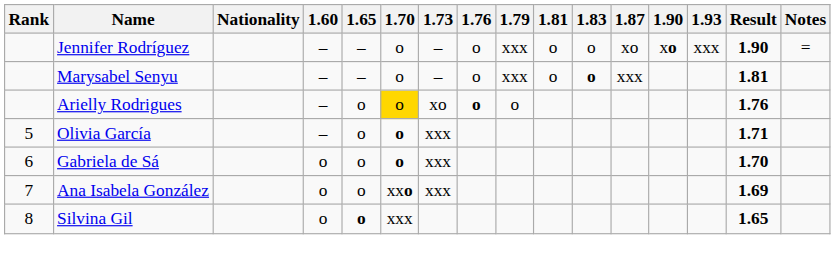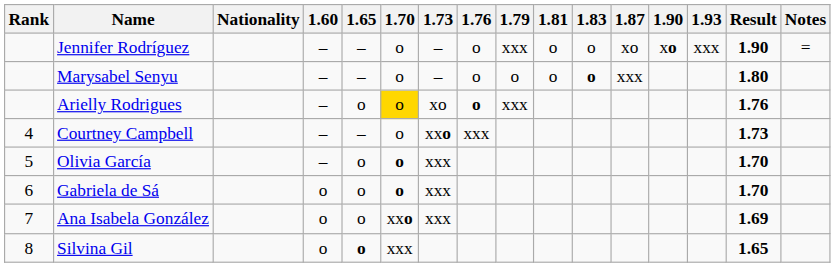(515, 76) xxx -> (515, 76) o
(753, 76) 1.81 -> (753, 76) 1.80
(515, 104) o -> (515, 104) xxx
+ row: (125, 133)
(753, 133) 1.71 -> (753, 161) 1.70
